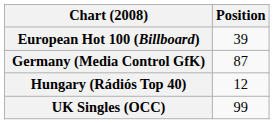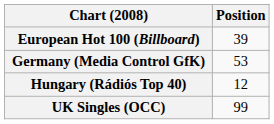(241, 61) 87 -> (241, 61) 53
